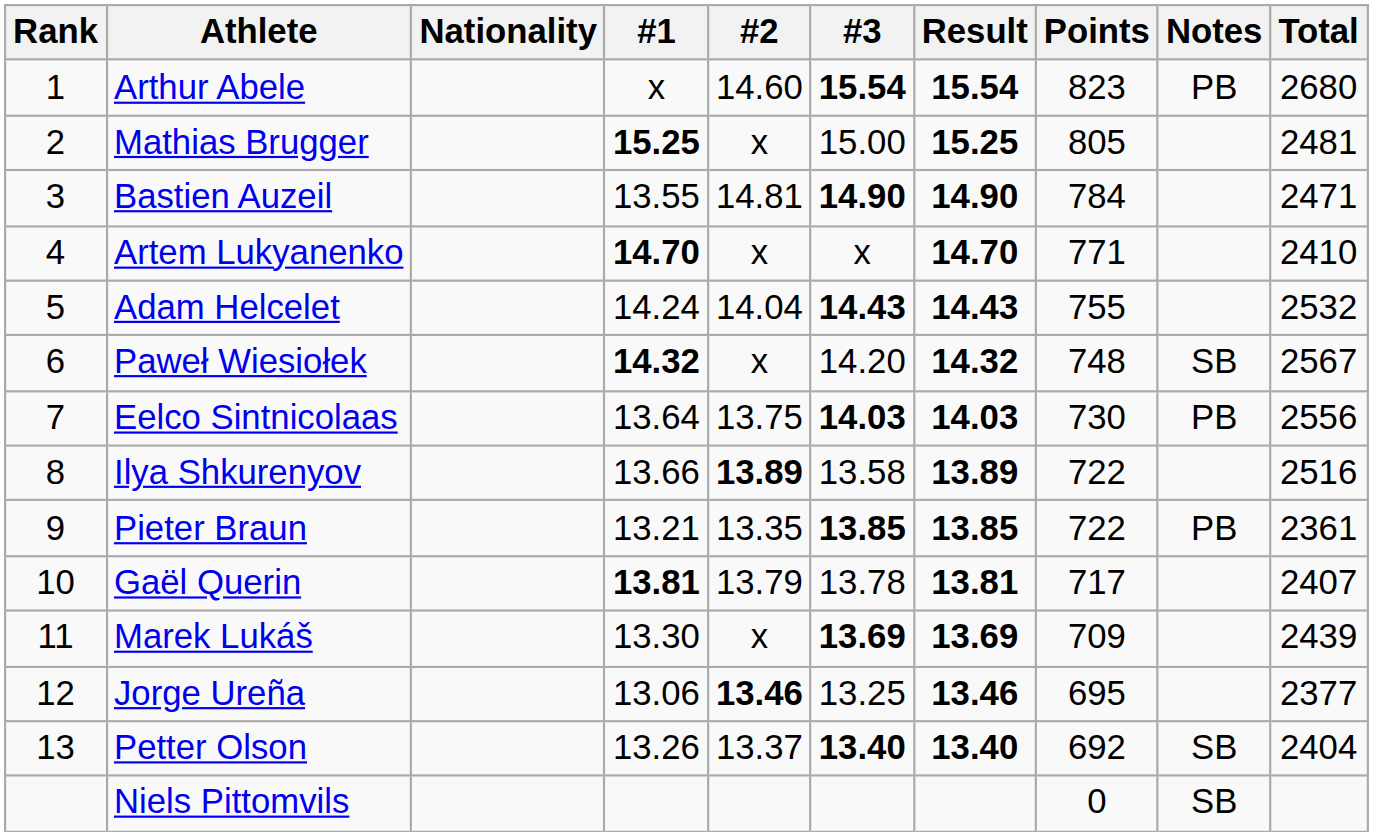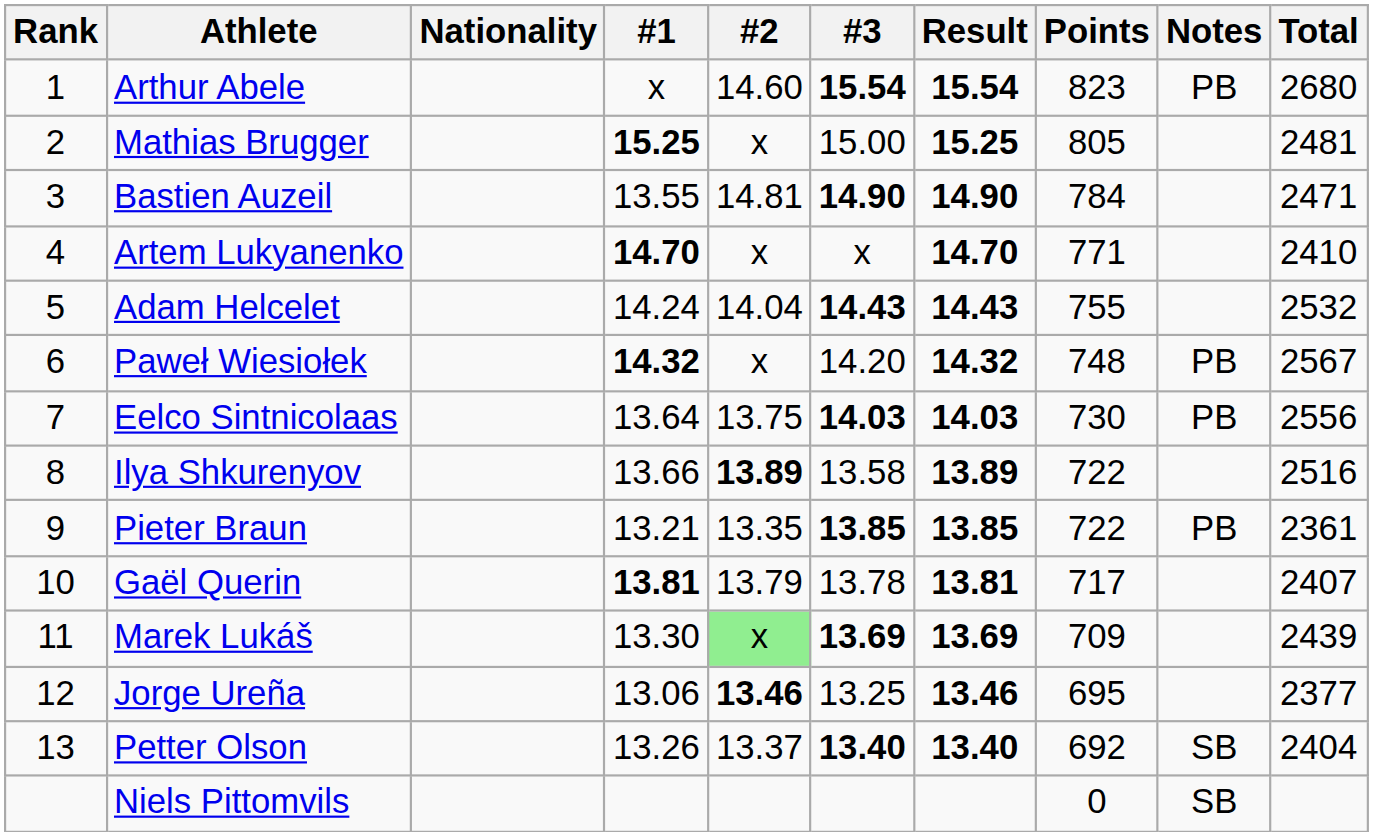(1214, 362) SB -> (1214, 362) PB
(759, 637) no background -> (759, 637) lightgreen background
